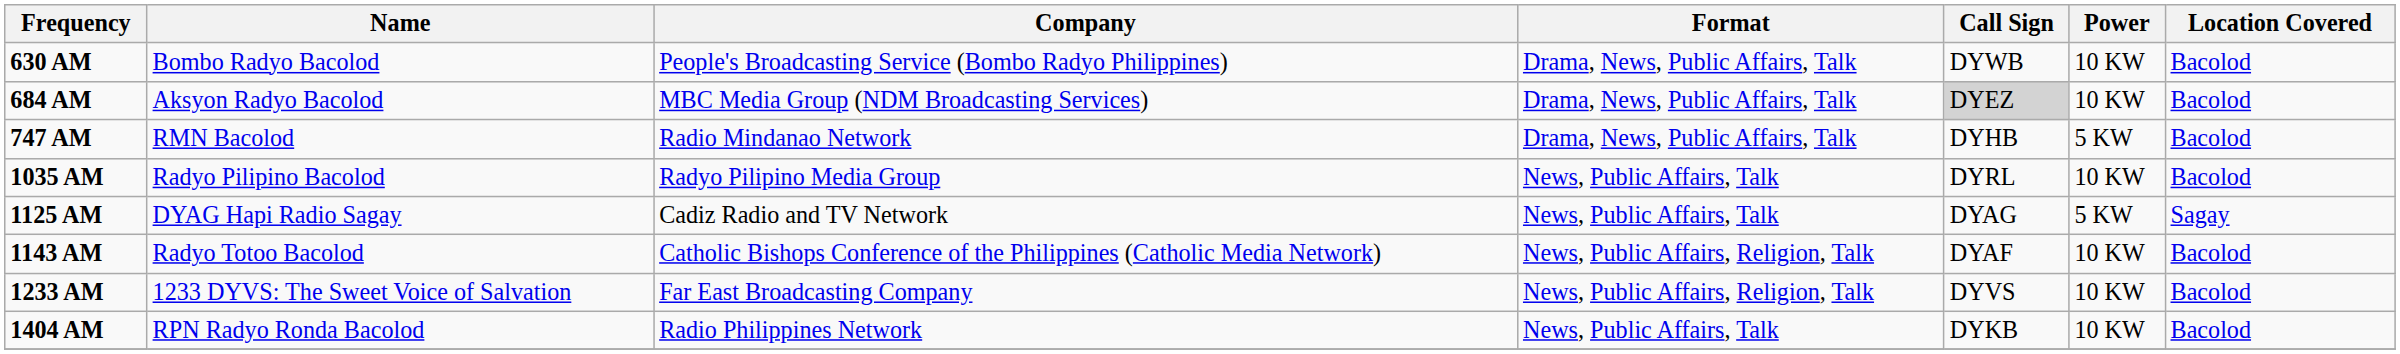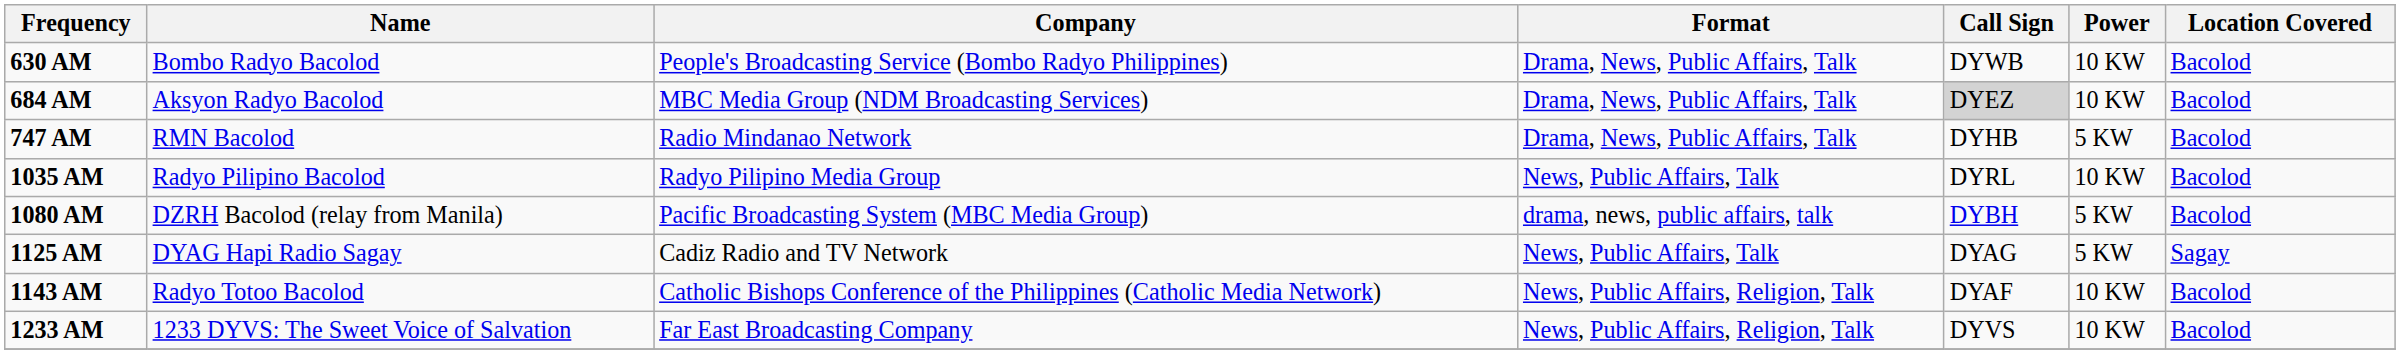+ row: (57, 215)
- row: (57, 330)
